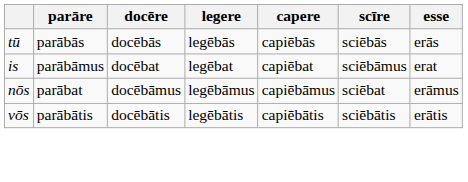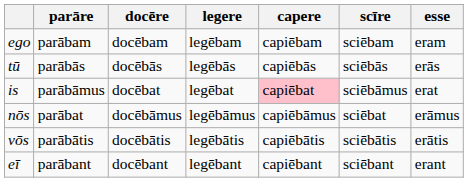+ row: (19, 41)
(288, 66) no background -> (288, 90) pink background
+ row: (14, 164)
